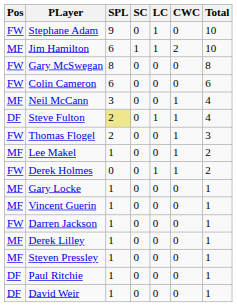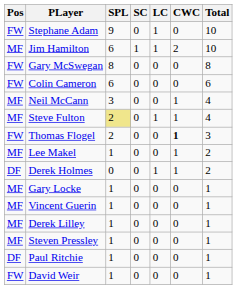(14, 118) DF -> (15, 118) MF
(176, 135) normal -> (176, 135) bold
(15, 170) FW -> (14, 170) DF
- row: (63, 223)
(14, 293) DF -> (15, 275) FW
